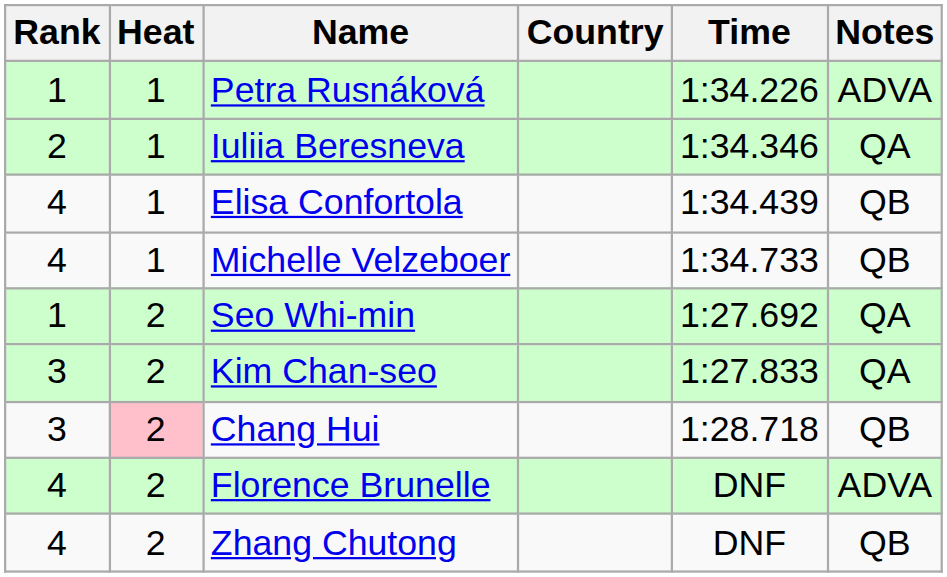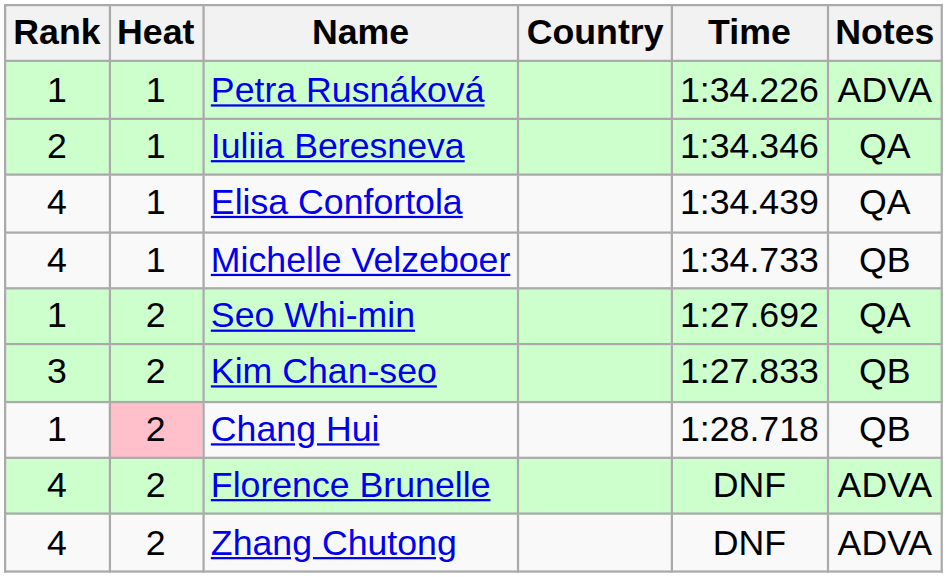(885, 202) QB -> (885, 202) QA
(885, 372) QA -> (885, 372) QB
(57, 428) 3 -> (57, 428) 1
(885, 542) QB -> (885, 542) ADVA
